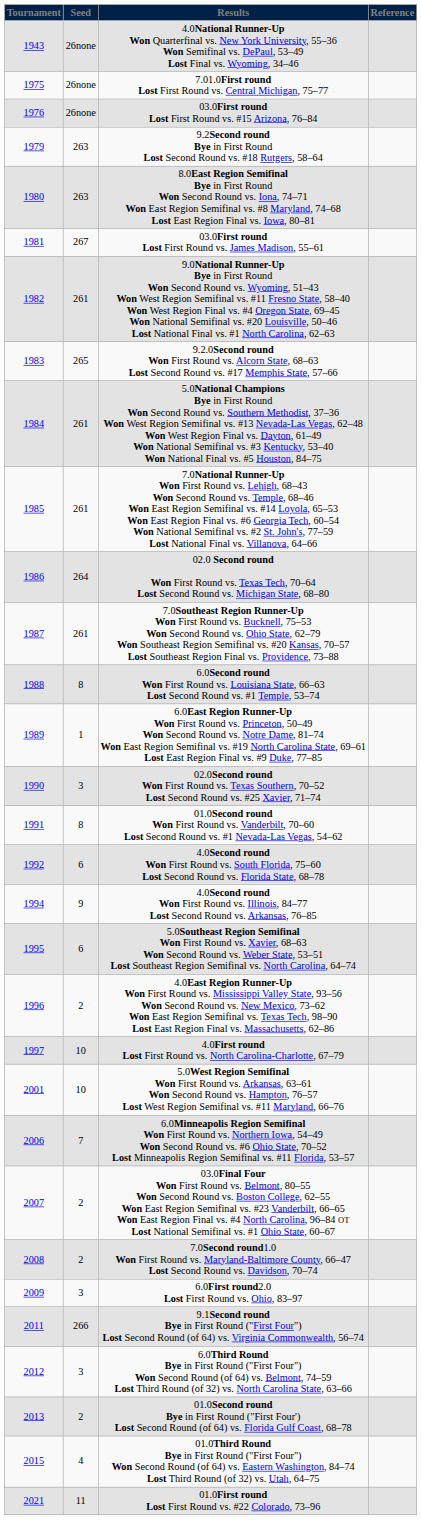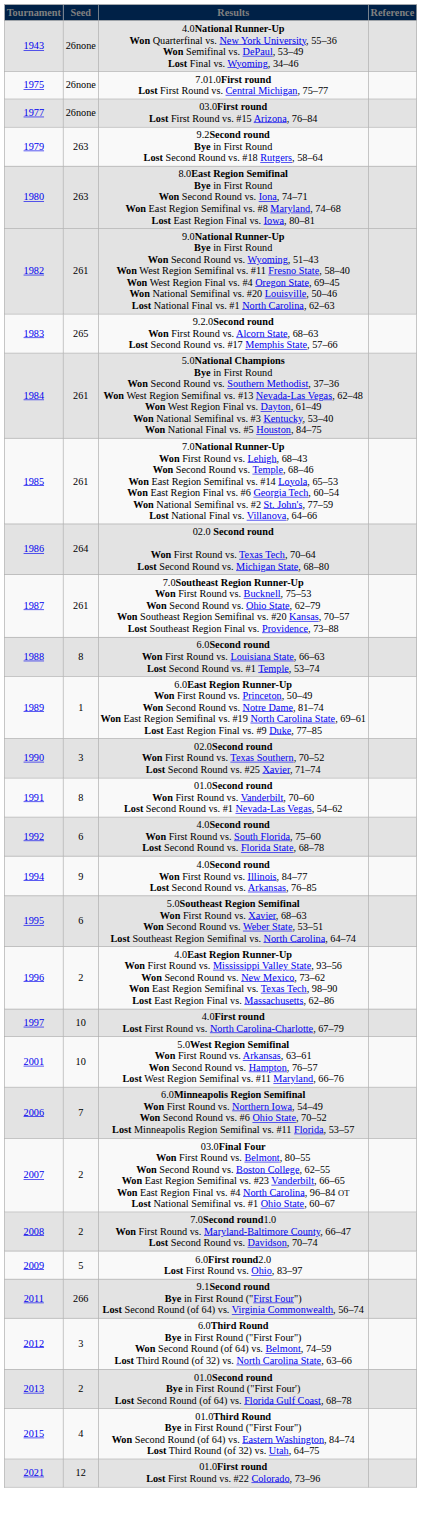(34, 113) 1976 -> (34, 113) 1977
- row: (233, 242)
(81, 1293) 3 -> (81, 1265) 5
(81, 1501) 11 -> (81, 1473) 12
